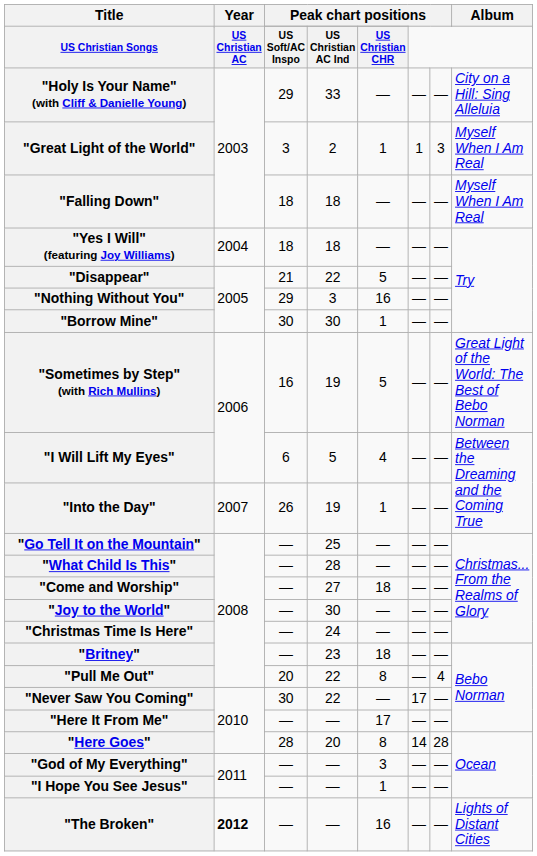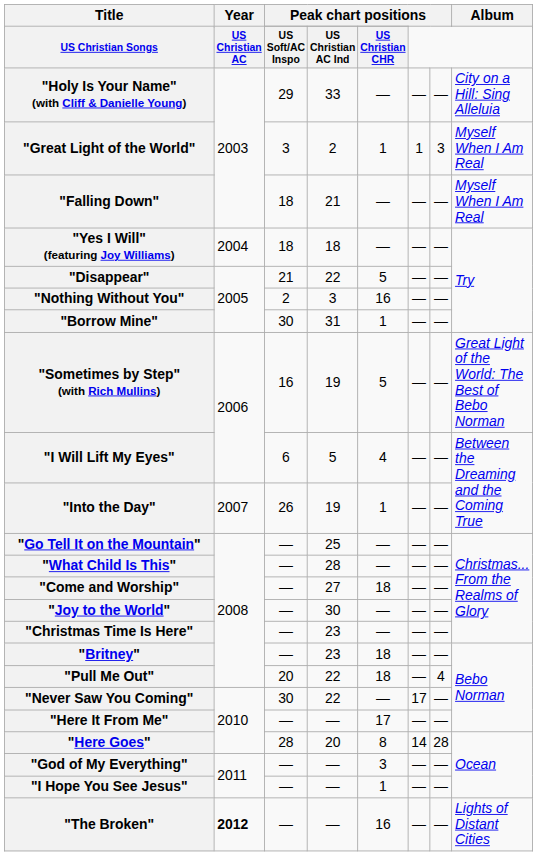(333, 201) 18 -> (333, 201) 21
(286, 299) 29 -> (286, 299) 2
(333, 321) 30 -> (333, 321) 31
(333, 632) 24 -> (333, 632) 23
(383, 676) 8 -> (383, 676) 18
